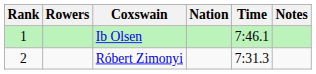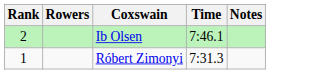- column: (209, 15)
(23, 36) 1 -> (23, 36) 2
(23, 58) 2 -> (23, 58) 1
